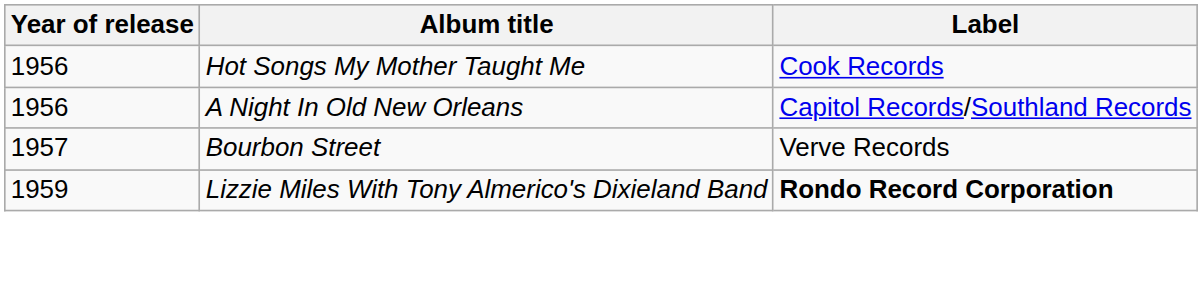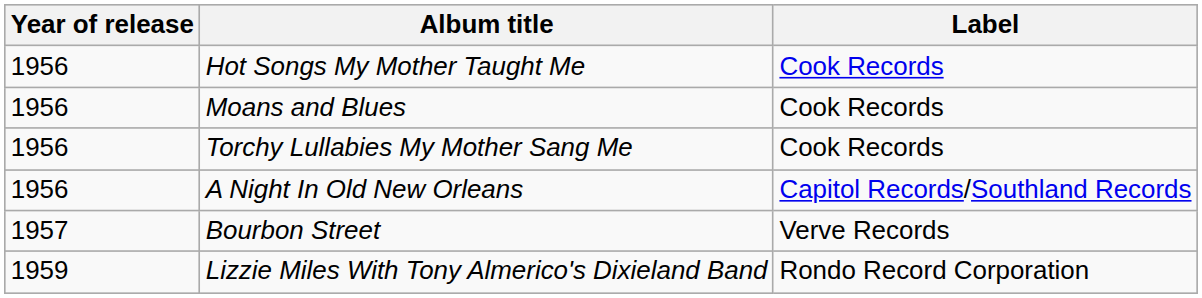+ row: (306, 107)
+ row: (419, 148)
(946, 189) bold -> (934, 271) normal
